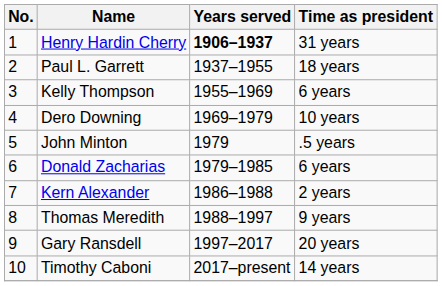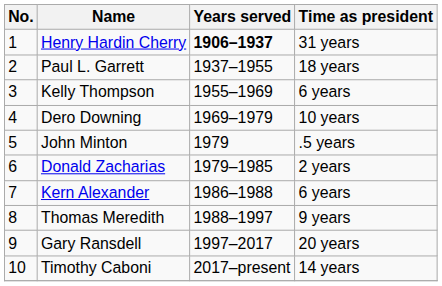(325, 167) 6 years -> (325, 167) 2 years
(325, 192) 2 years -> (325, 192) 6 years
